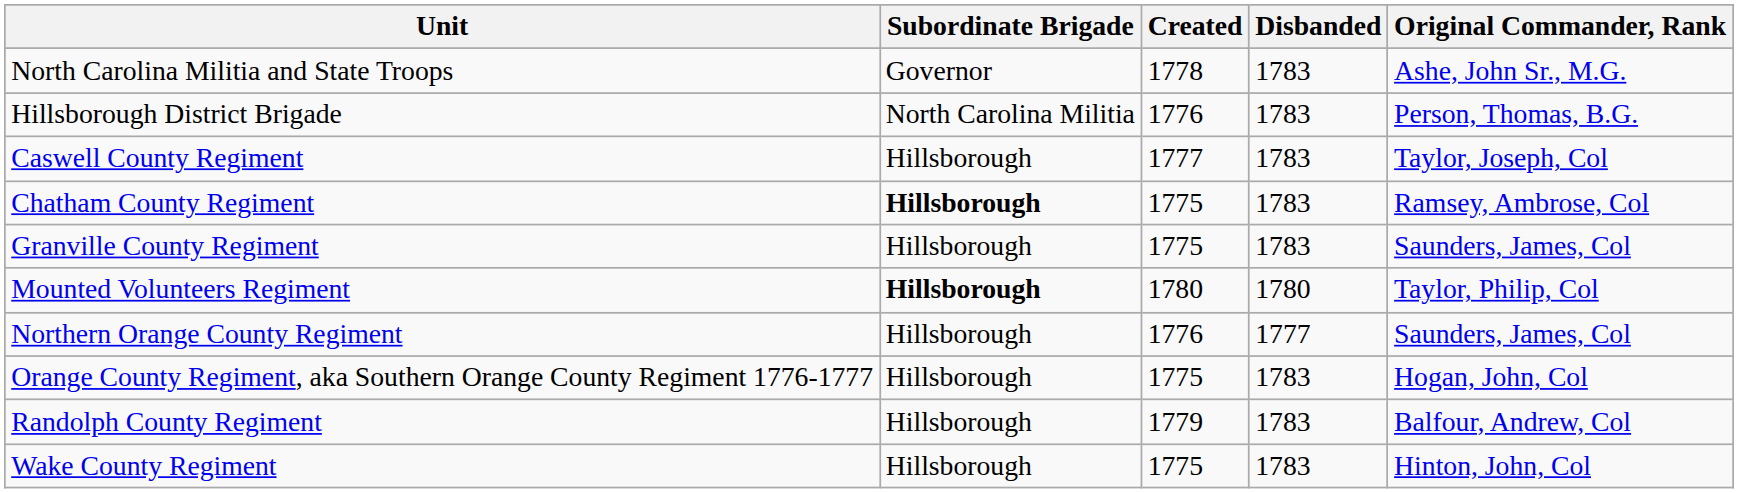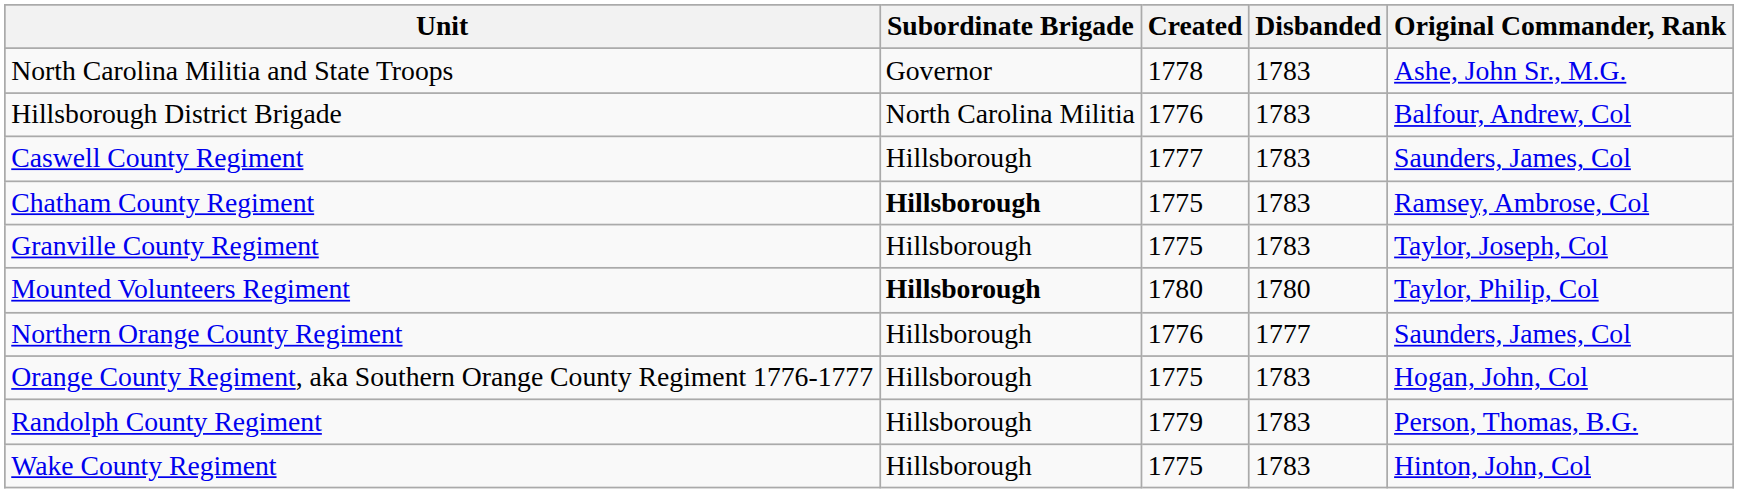(1516, 114) Person, Thomas, B.G. -> (1513, 114) Balfour, Andrew, Col
(1501, 158) Taylor, Joseph, Col -> (1513, 158) Saunders, James, Col
(1513, 245) Saunders, James, Col -> (1501, 245) Taylor, Joseph, Col
(1513, 421) Balfour, Andrew, Col -> (1516, 421) Person, Thomas, B.G.
